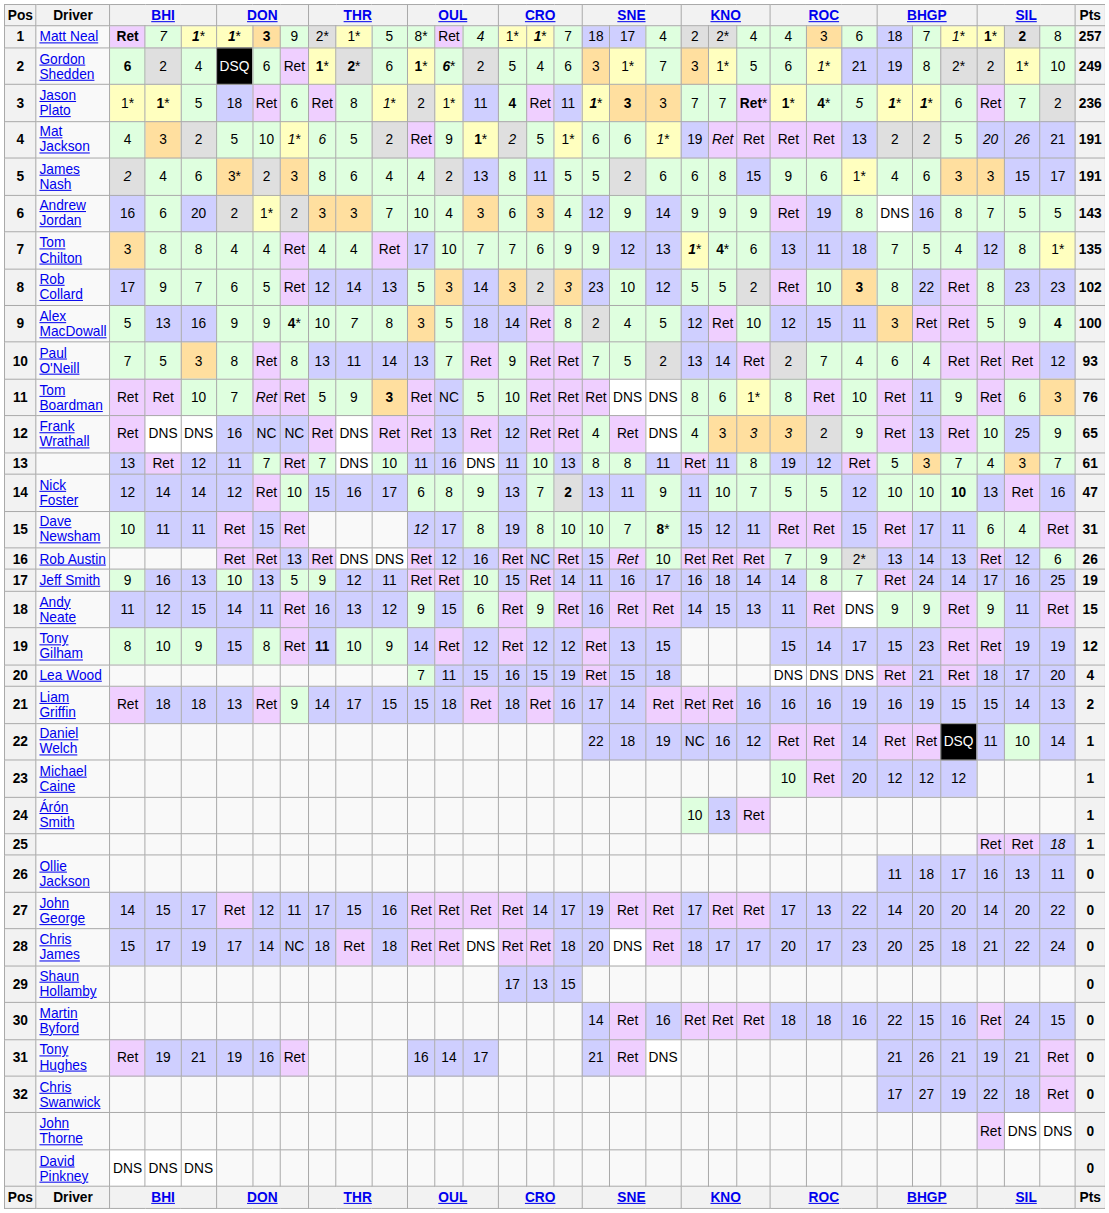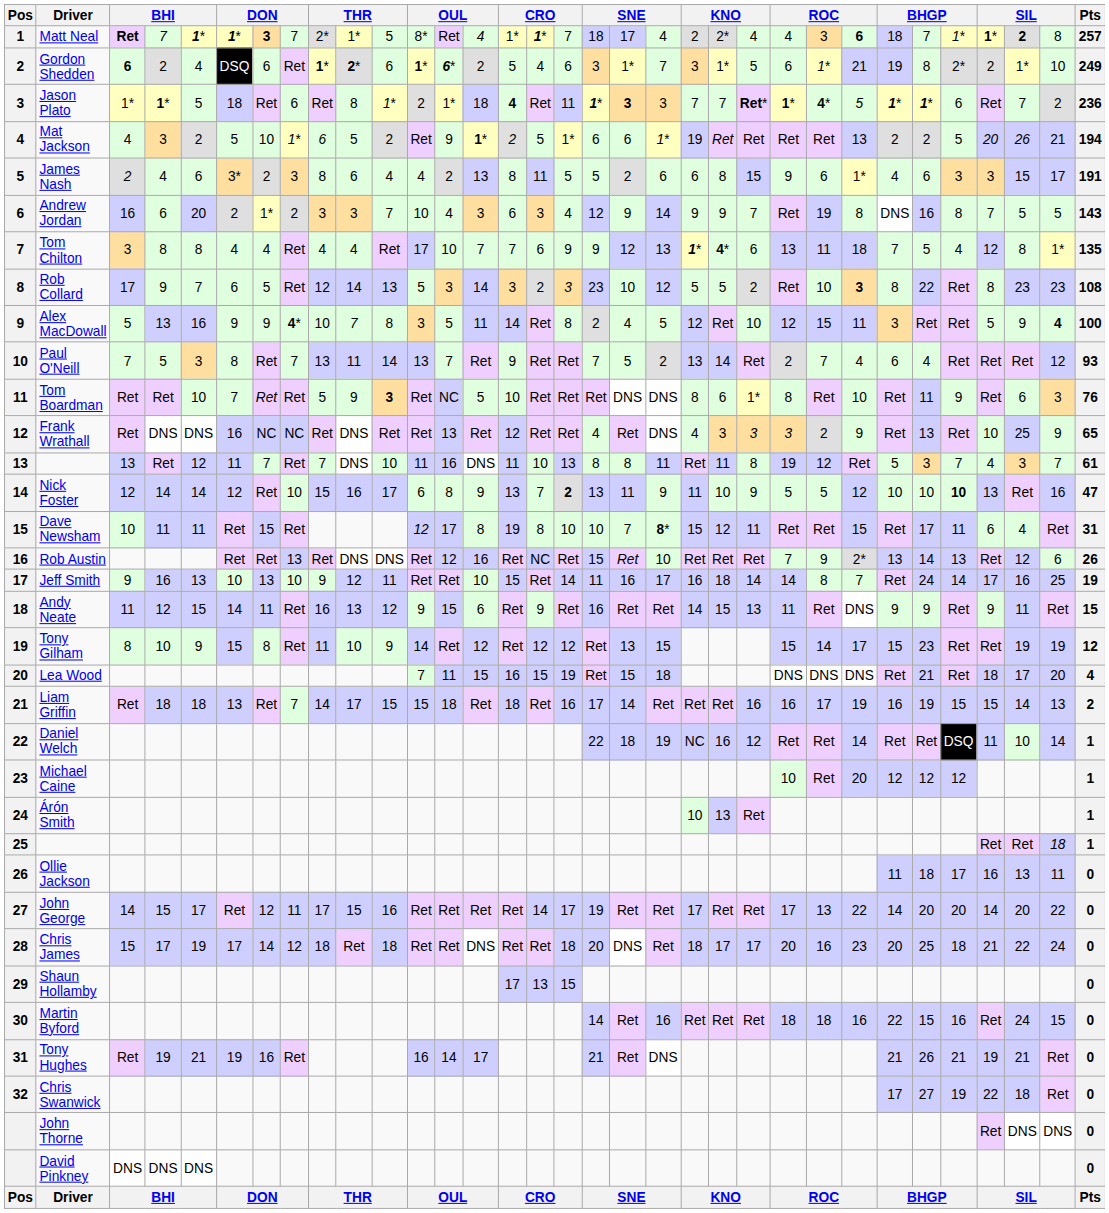(294, 37) 9 -> (294, 37) 7
(859, 37) normal -> (859, 37) bold
(481, 103) 11 -> (481, 103) 18
(1090, 139) 191 -> (1090, 139) 194
(754, 213) 9 -> (754, 213) 7
(1090, 287) 102 -> (1090, 287) 108
(481, 323) 18 -> (481, 323) 11
(294, 360) 8 -> (294, 360) 7
(754, 492) 7 -> (754, 492) 9
(294, 580) 5 -> (294, 580) 10
(322, 646) bold -> (322, 646) normal
(294, 704) 9 -> (294, 704) 7
(824, 704) 16 -> (824, 704) 17
(294, 947) NC -> (294, 947) 12
(824, 947) 17 -> (824, 947) 16
